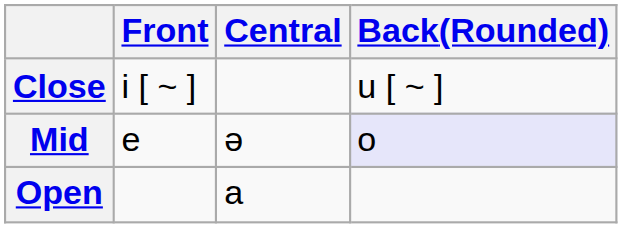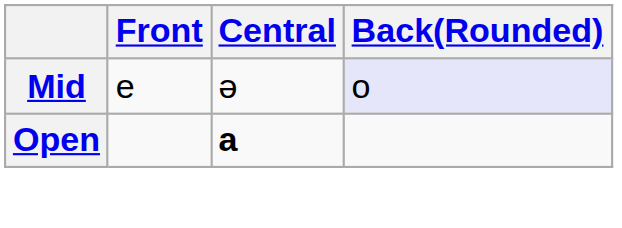- row: (59, 85)
(234, 193) normal -> (228, 139) bold
